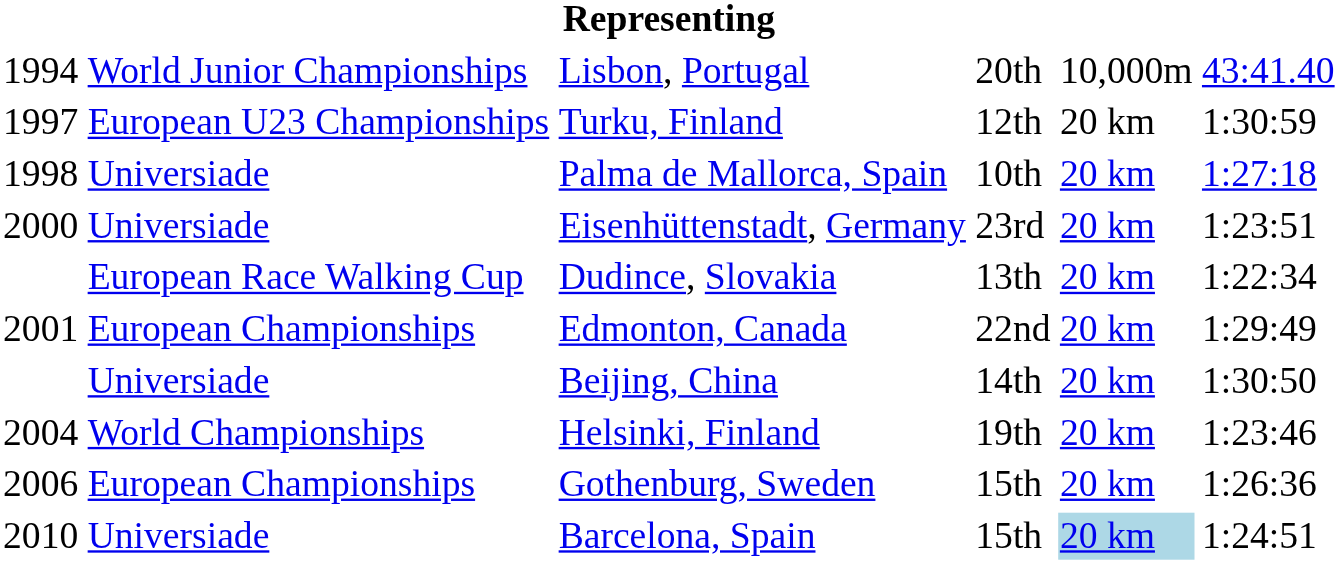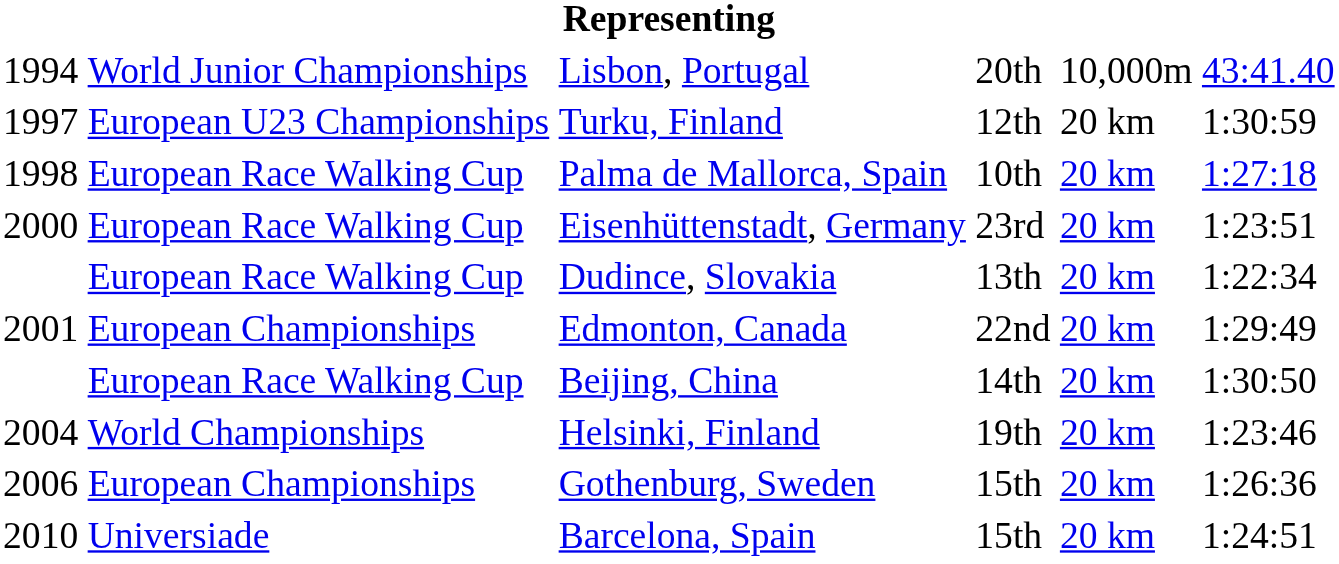(178, 173) Universiade -> (306, 173) European Race Walking Cup
(178, 225) Universiade -> (306, 225) European Race Walking Cup
(178, 380) Universiade -> (306, 380) European Race Walking Cup
(1107, 535) lightblue background -> (1107, 535) no background
